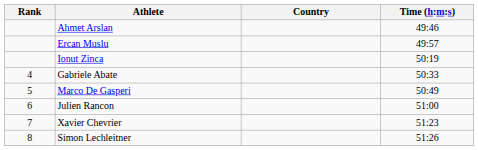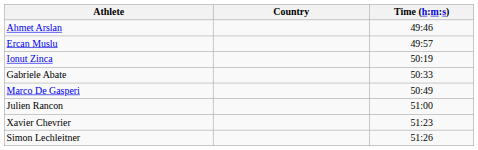- column: (30, 12)
